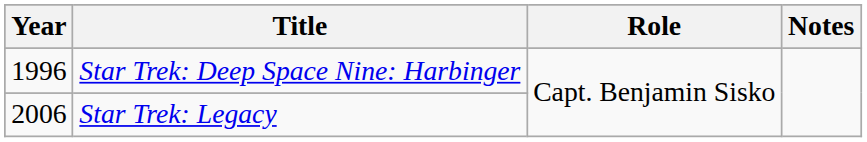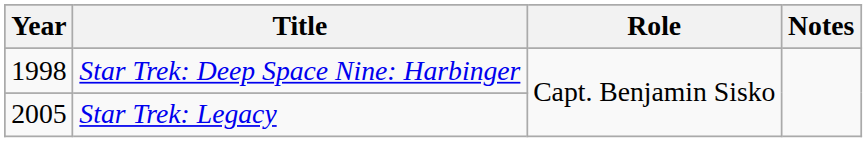(39, 70) 1996 -> (39, 70) 1998
(39, 114) 2006 -> (39, 114) 2005
